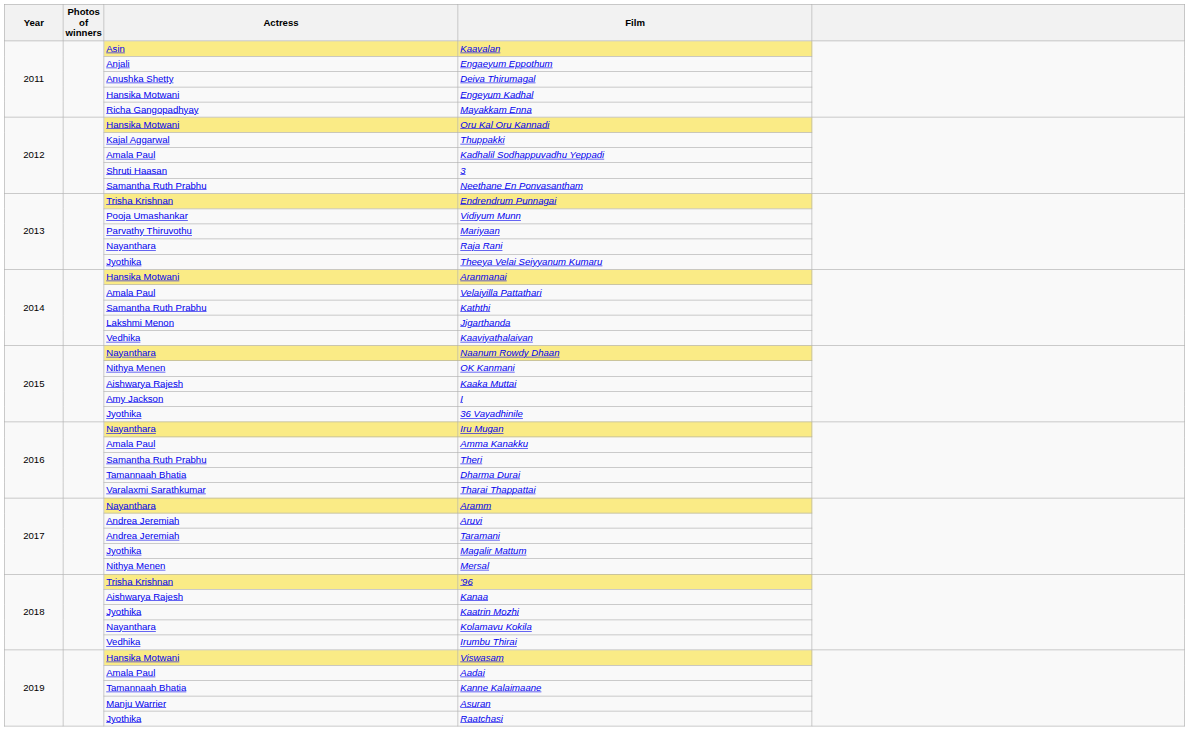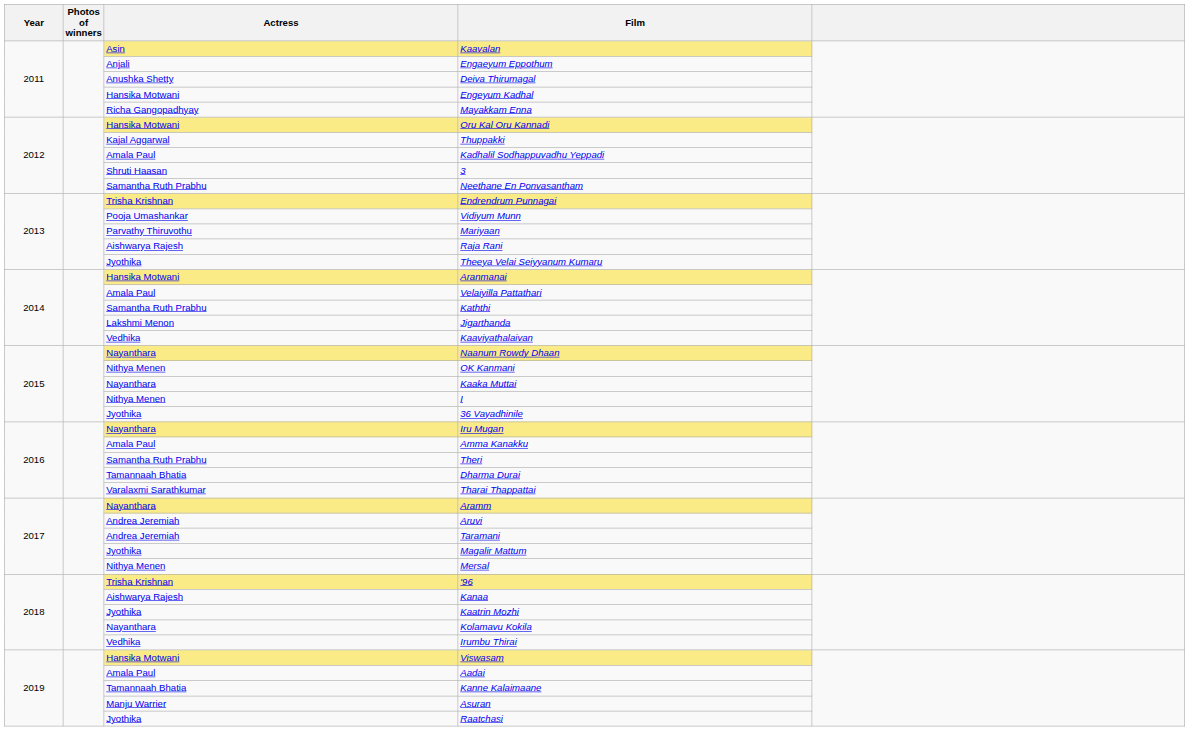(131, 246) Nayanthara -> (145, 246) Aishwarya Rajesh
(145, 383) Aishwarya Rajesh -> (131, 383) Nayanthara
(135, 399) Amy Jackson -> (136, 399) Nithya Menen
